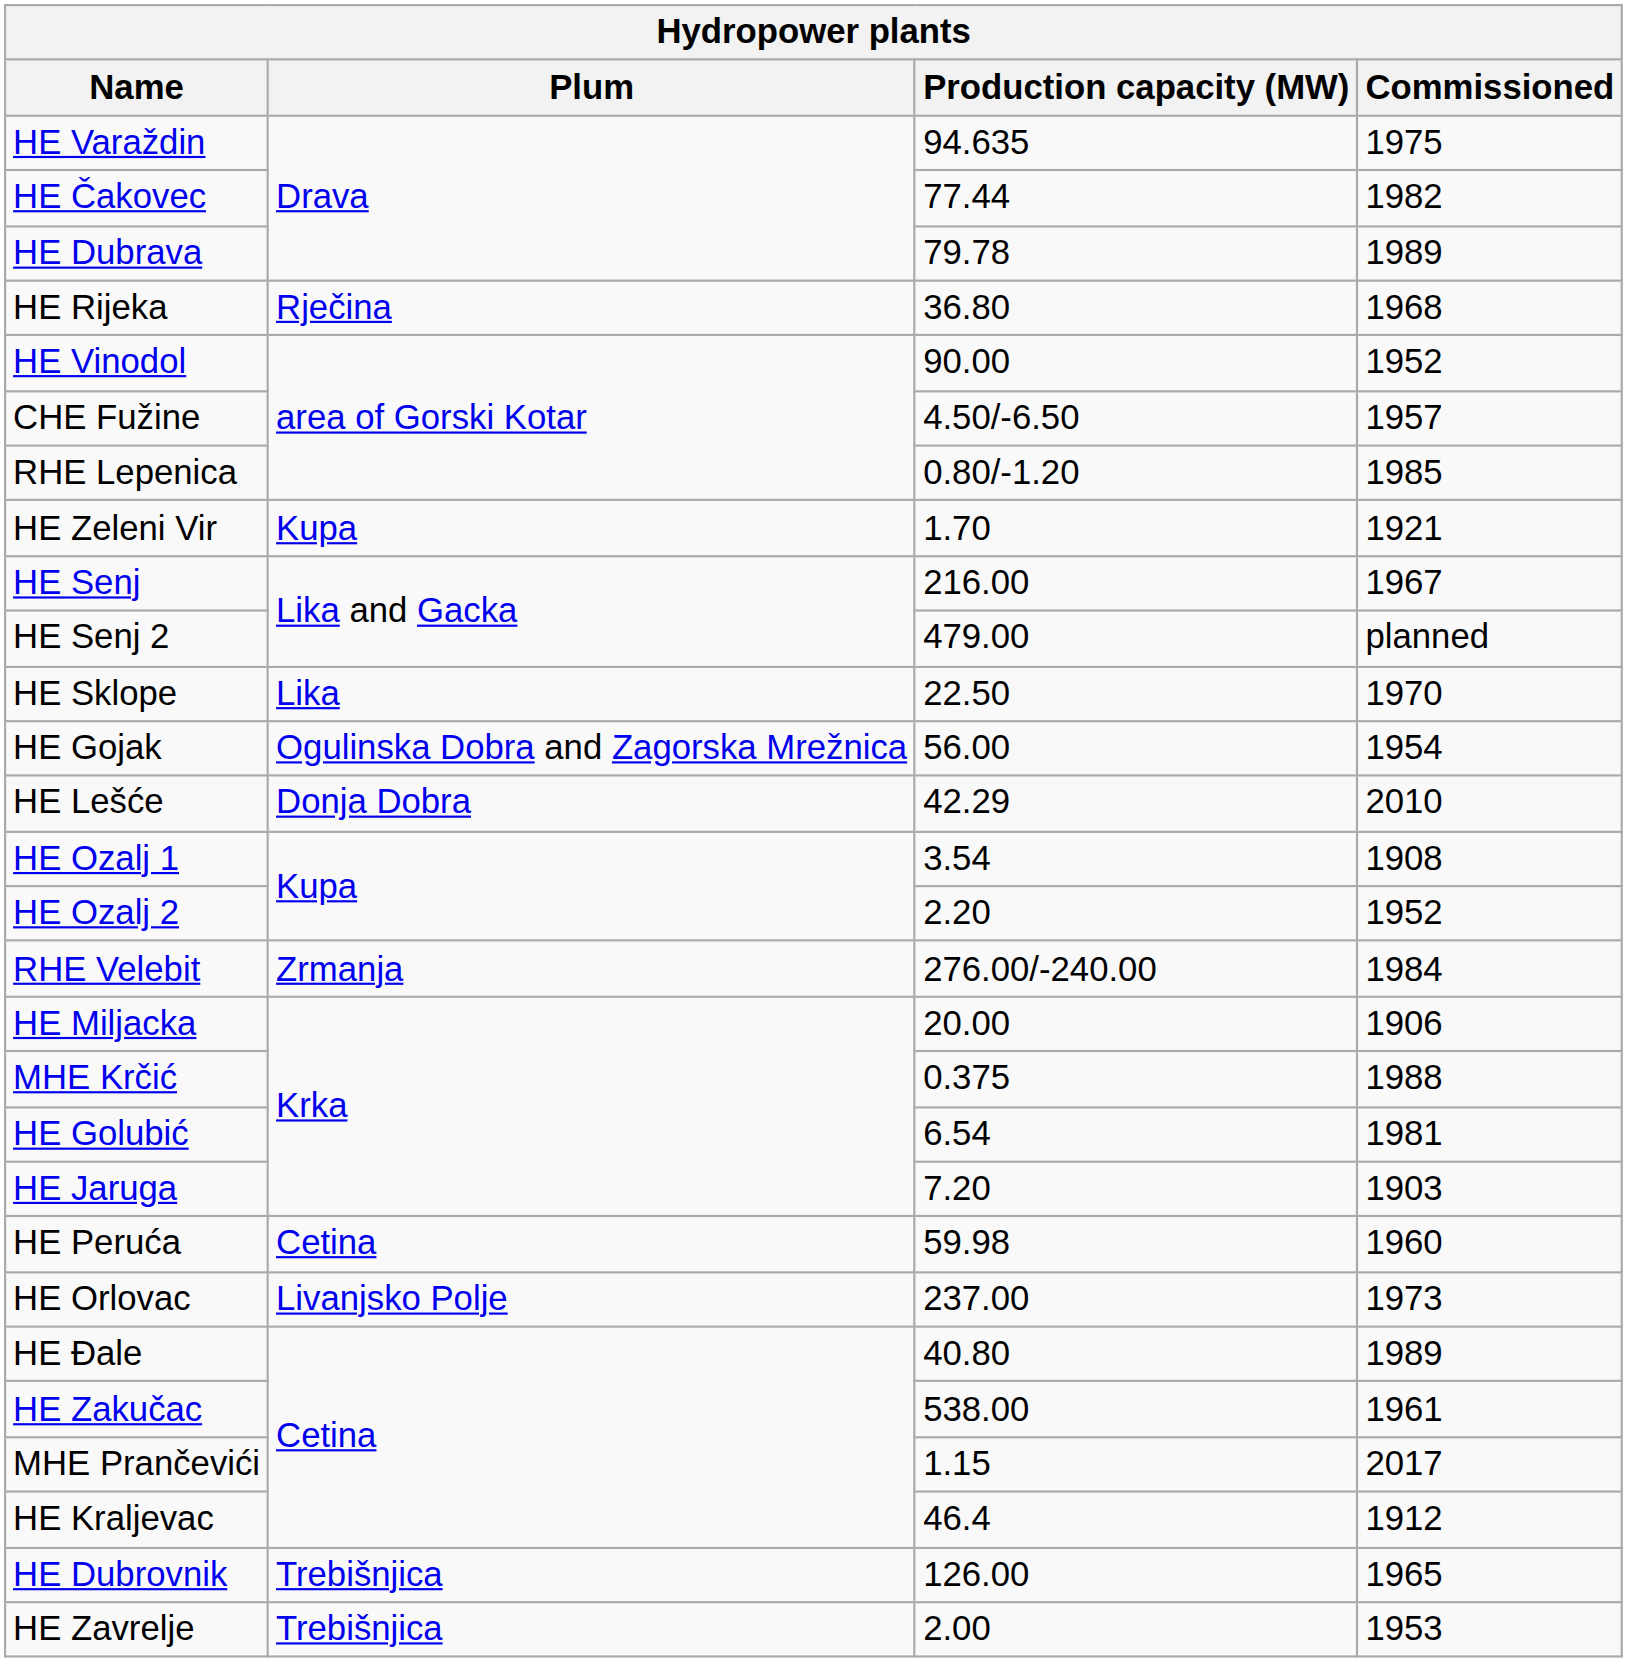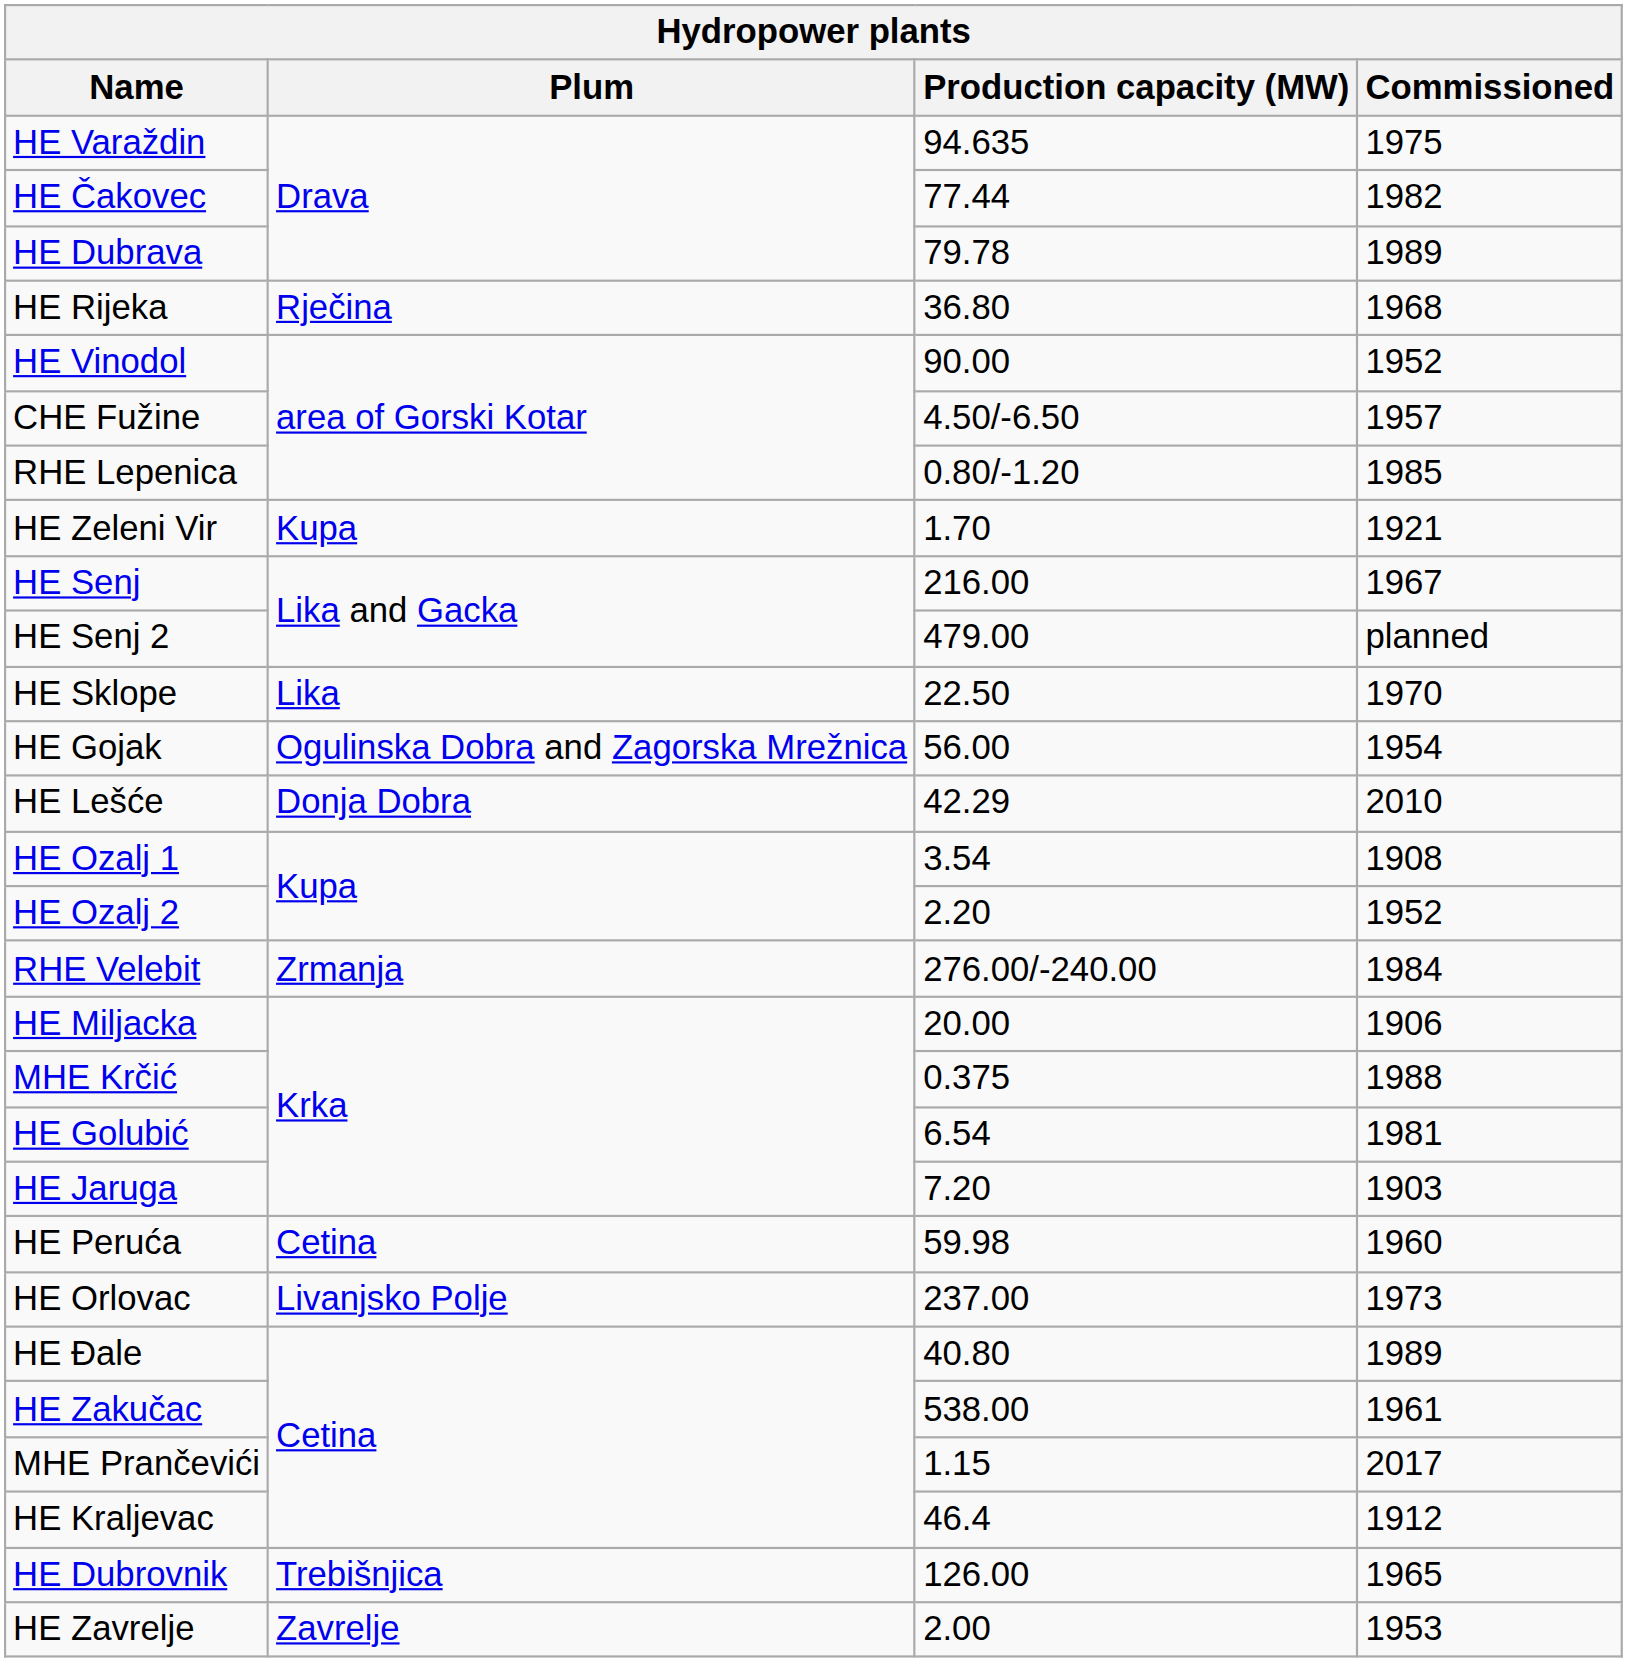(359, 1628) Trebišnjica -> (338, 1628) Zavrelje
